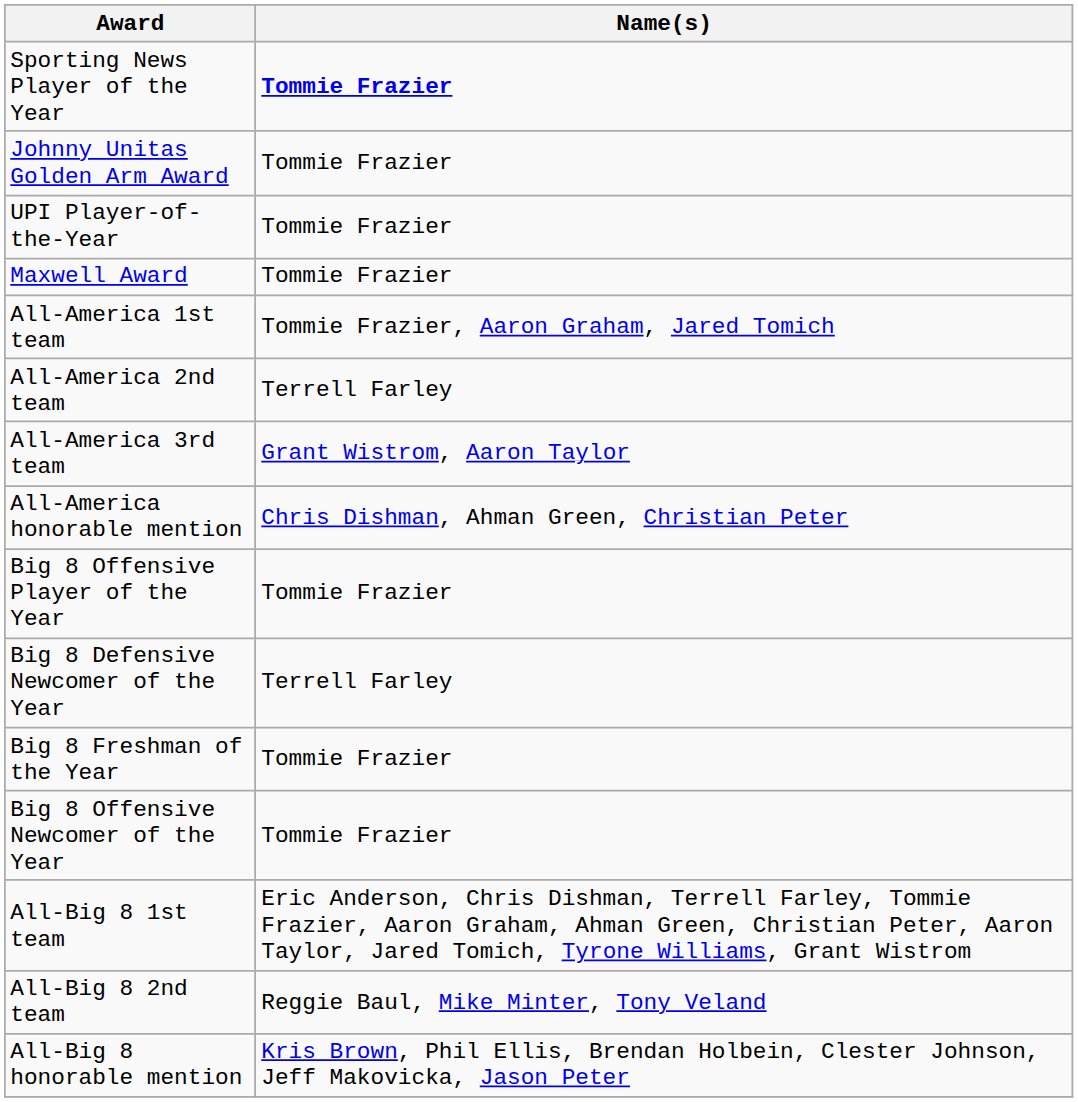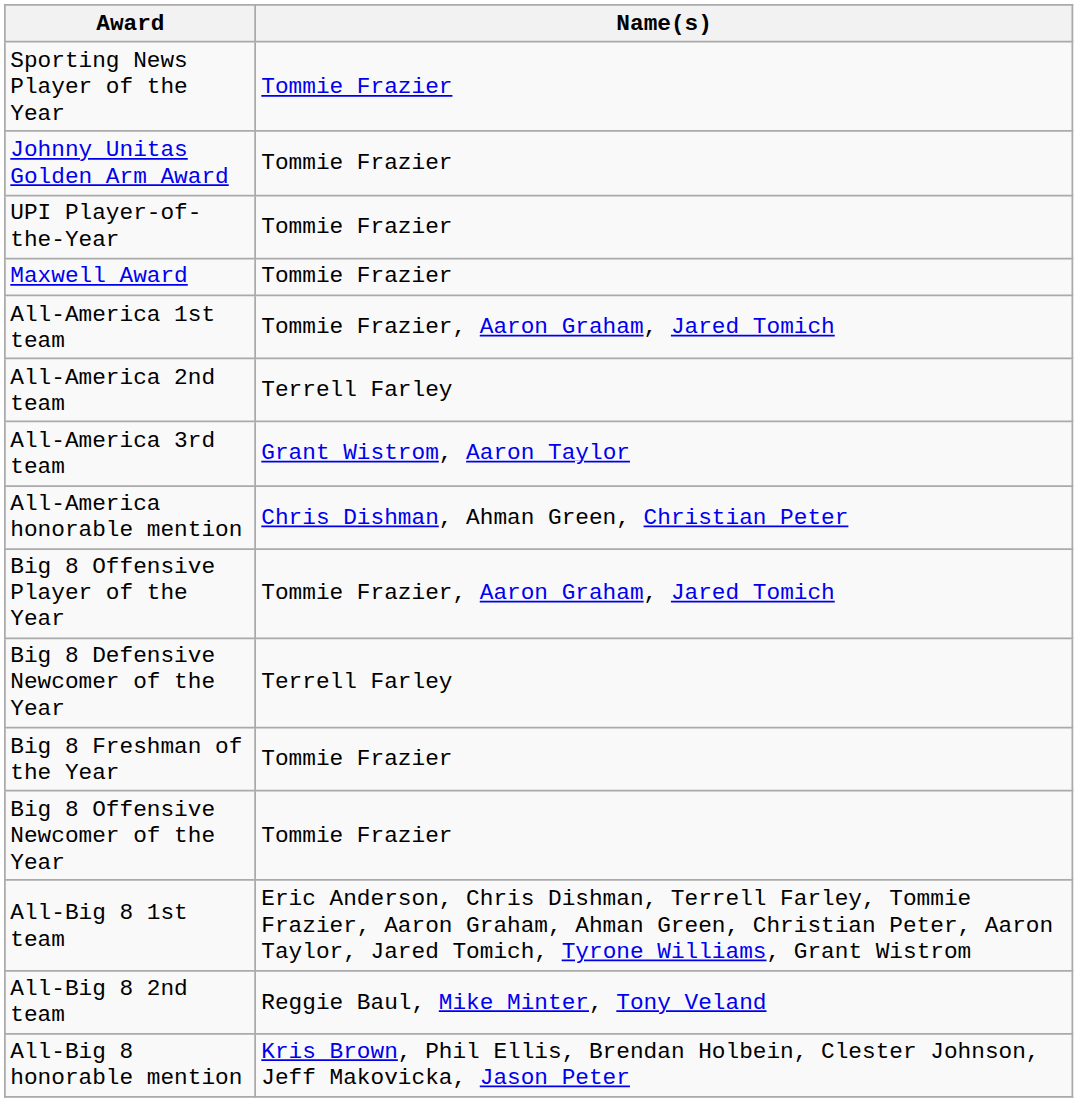(357, 87) bold -> (357, 87) normal
(357, 593) Tommie Frazier -> (548, 593) Tommie Frazier, Aaron Graham, Jared Tomich
